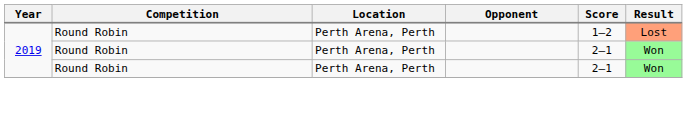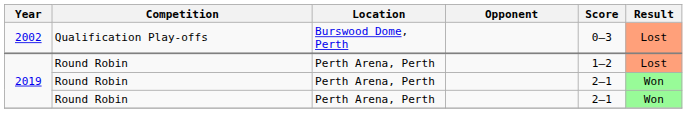+ row: (28, 38)
